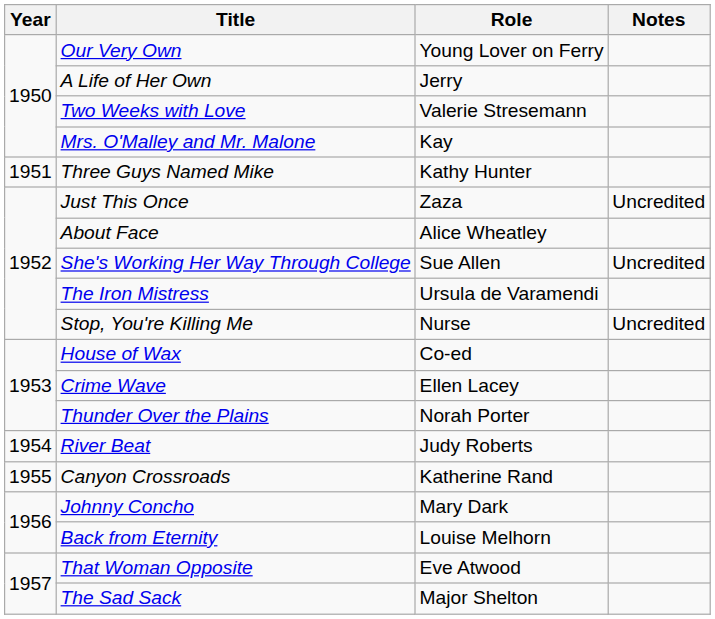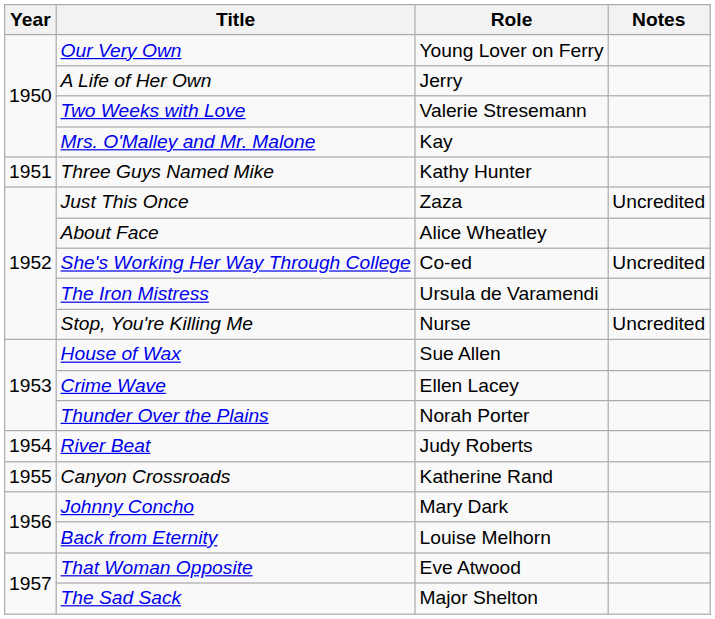(460, 263) Sue Allen -> (446, 263) Co-ed
(446, 354) Co-ed -> (460, 354) Sue Allen
